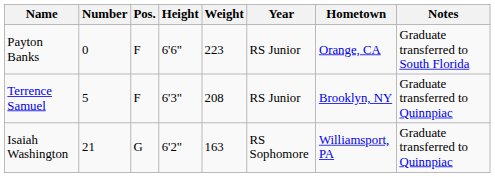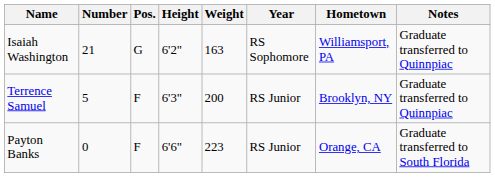rows swapped: (25, 49) <-> (38, 147)
(214, 98) 208 -> (214, 98) 200
